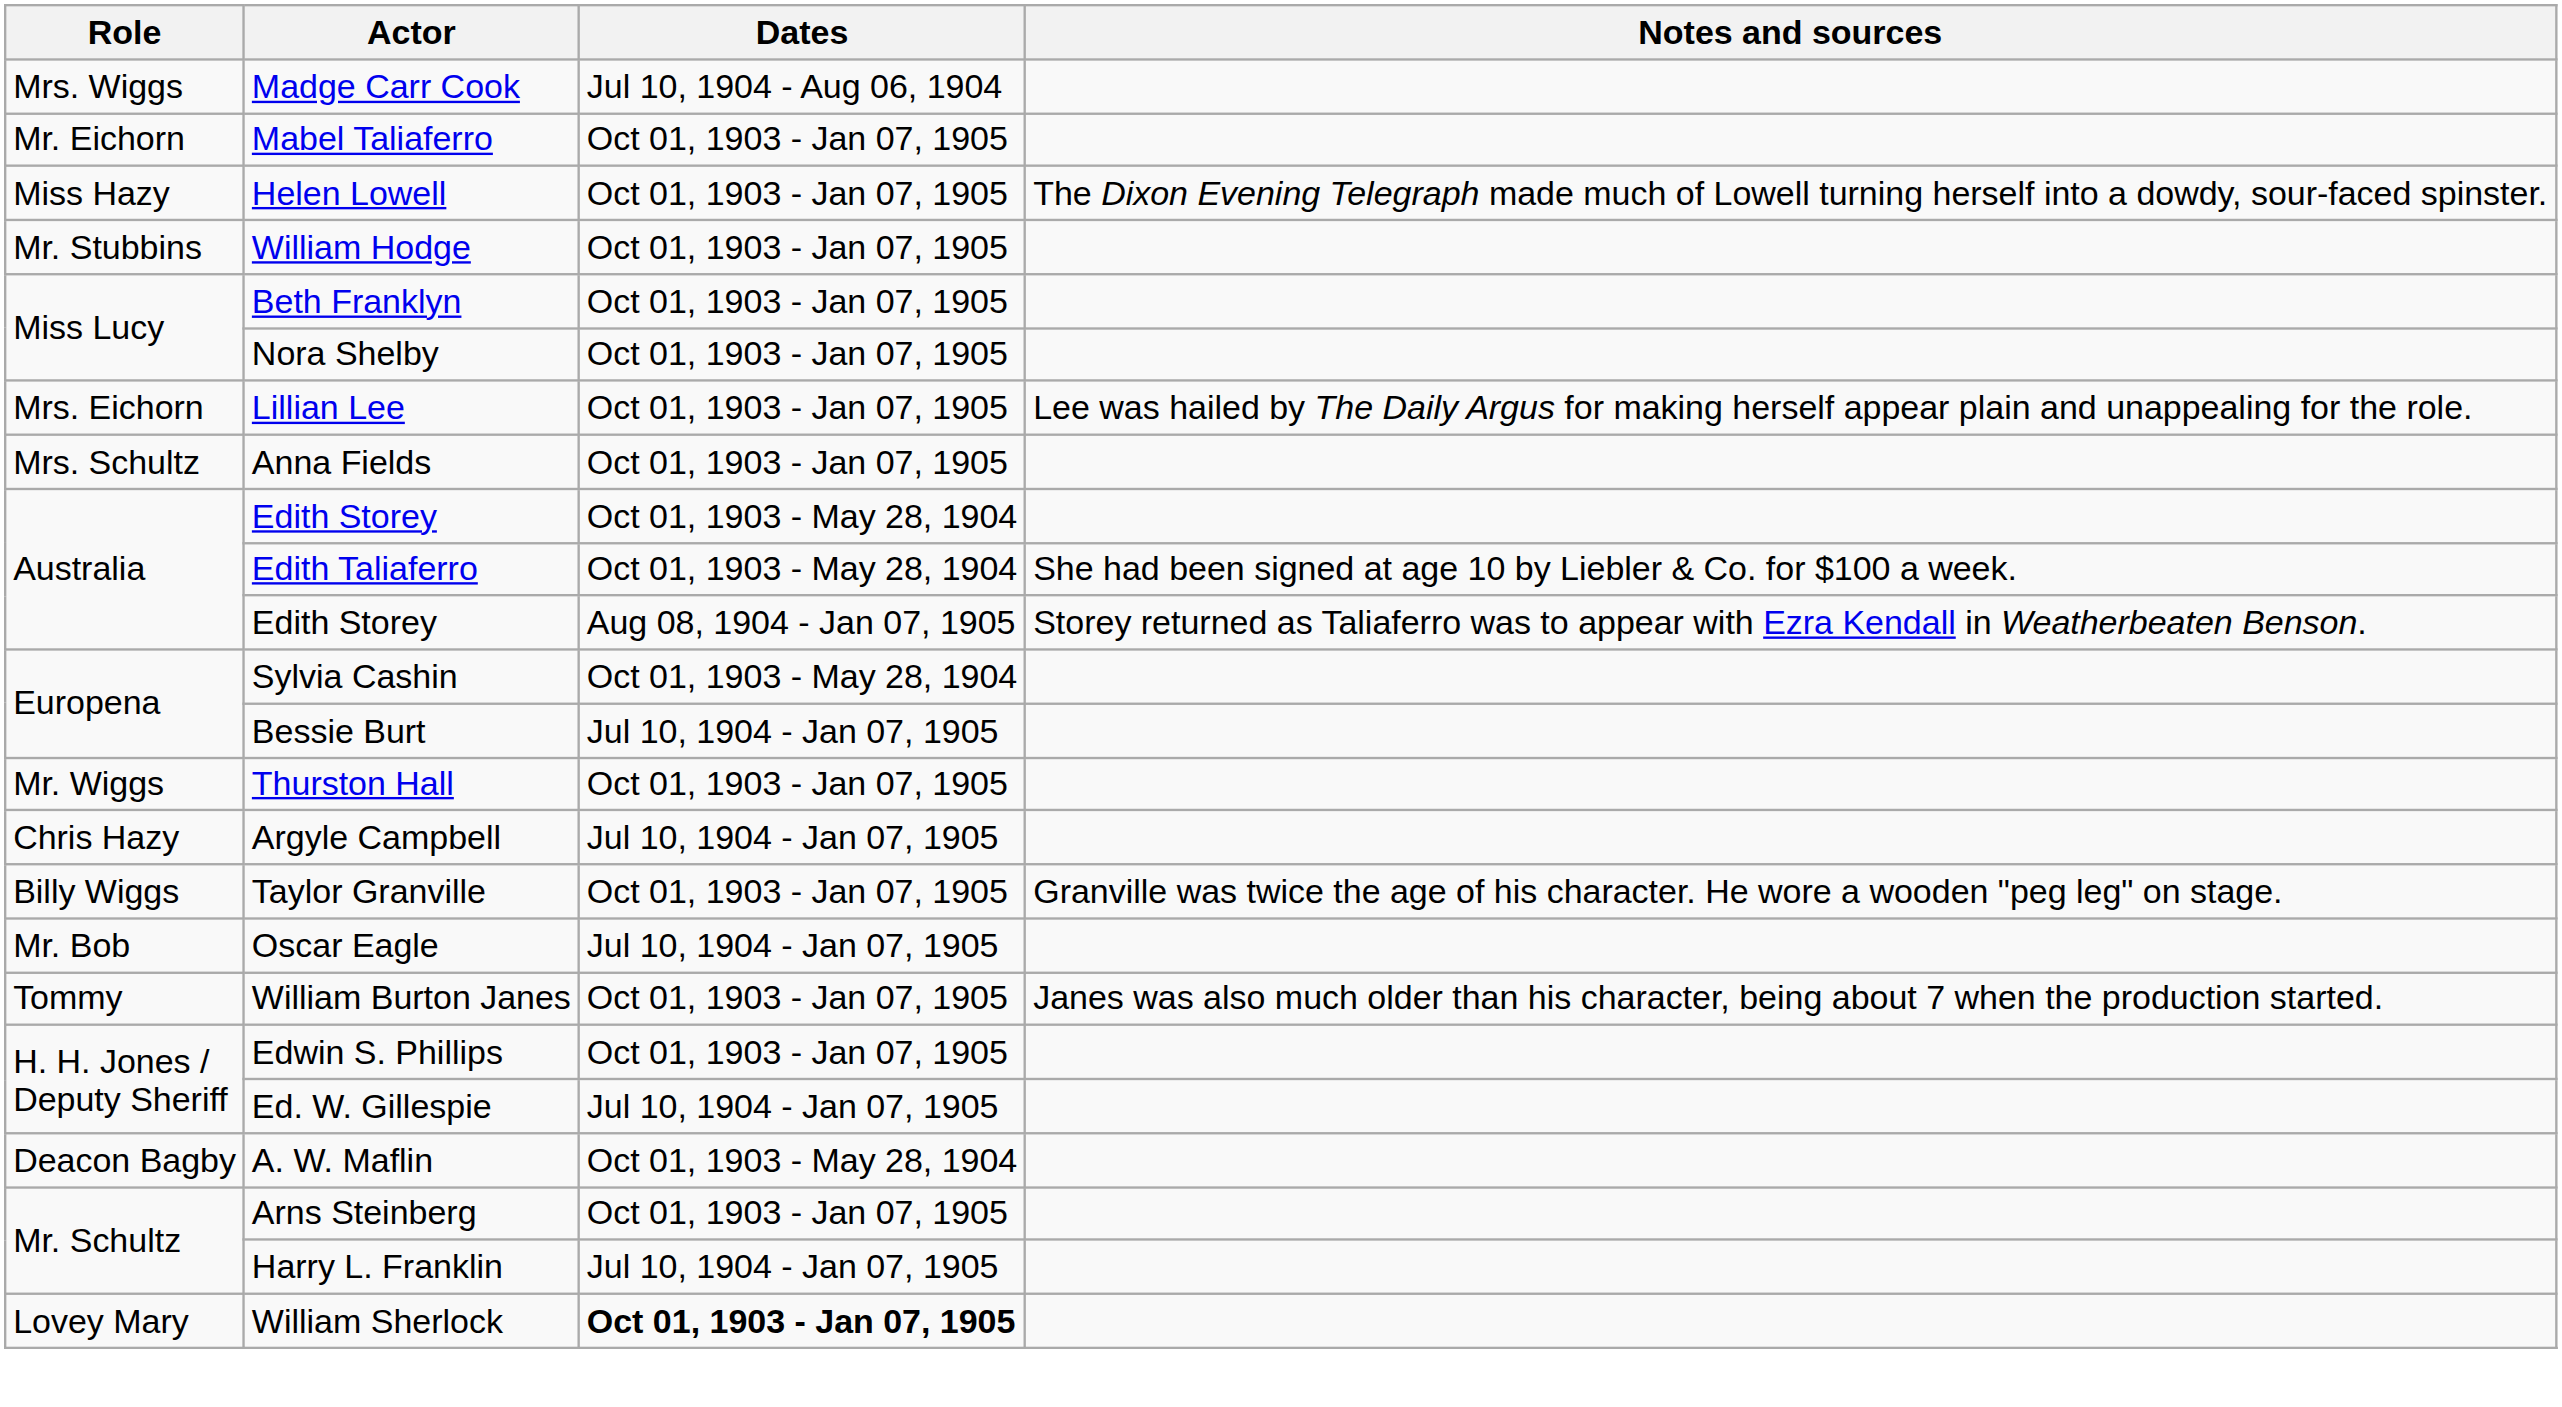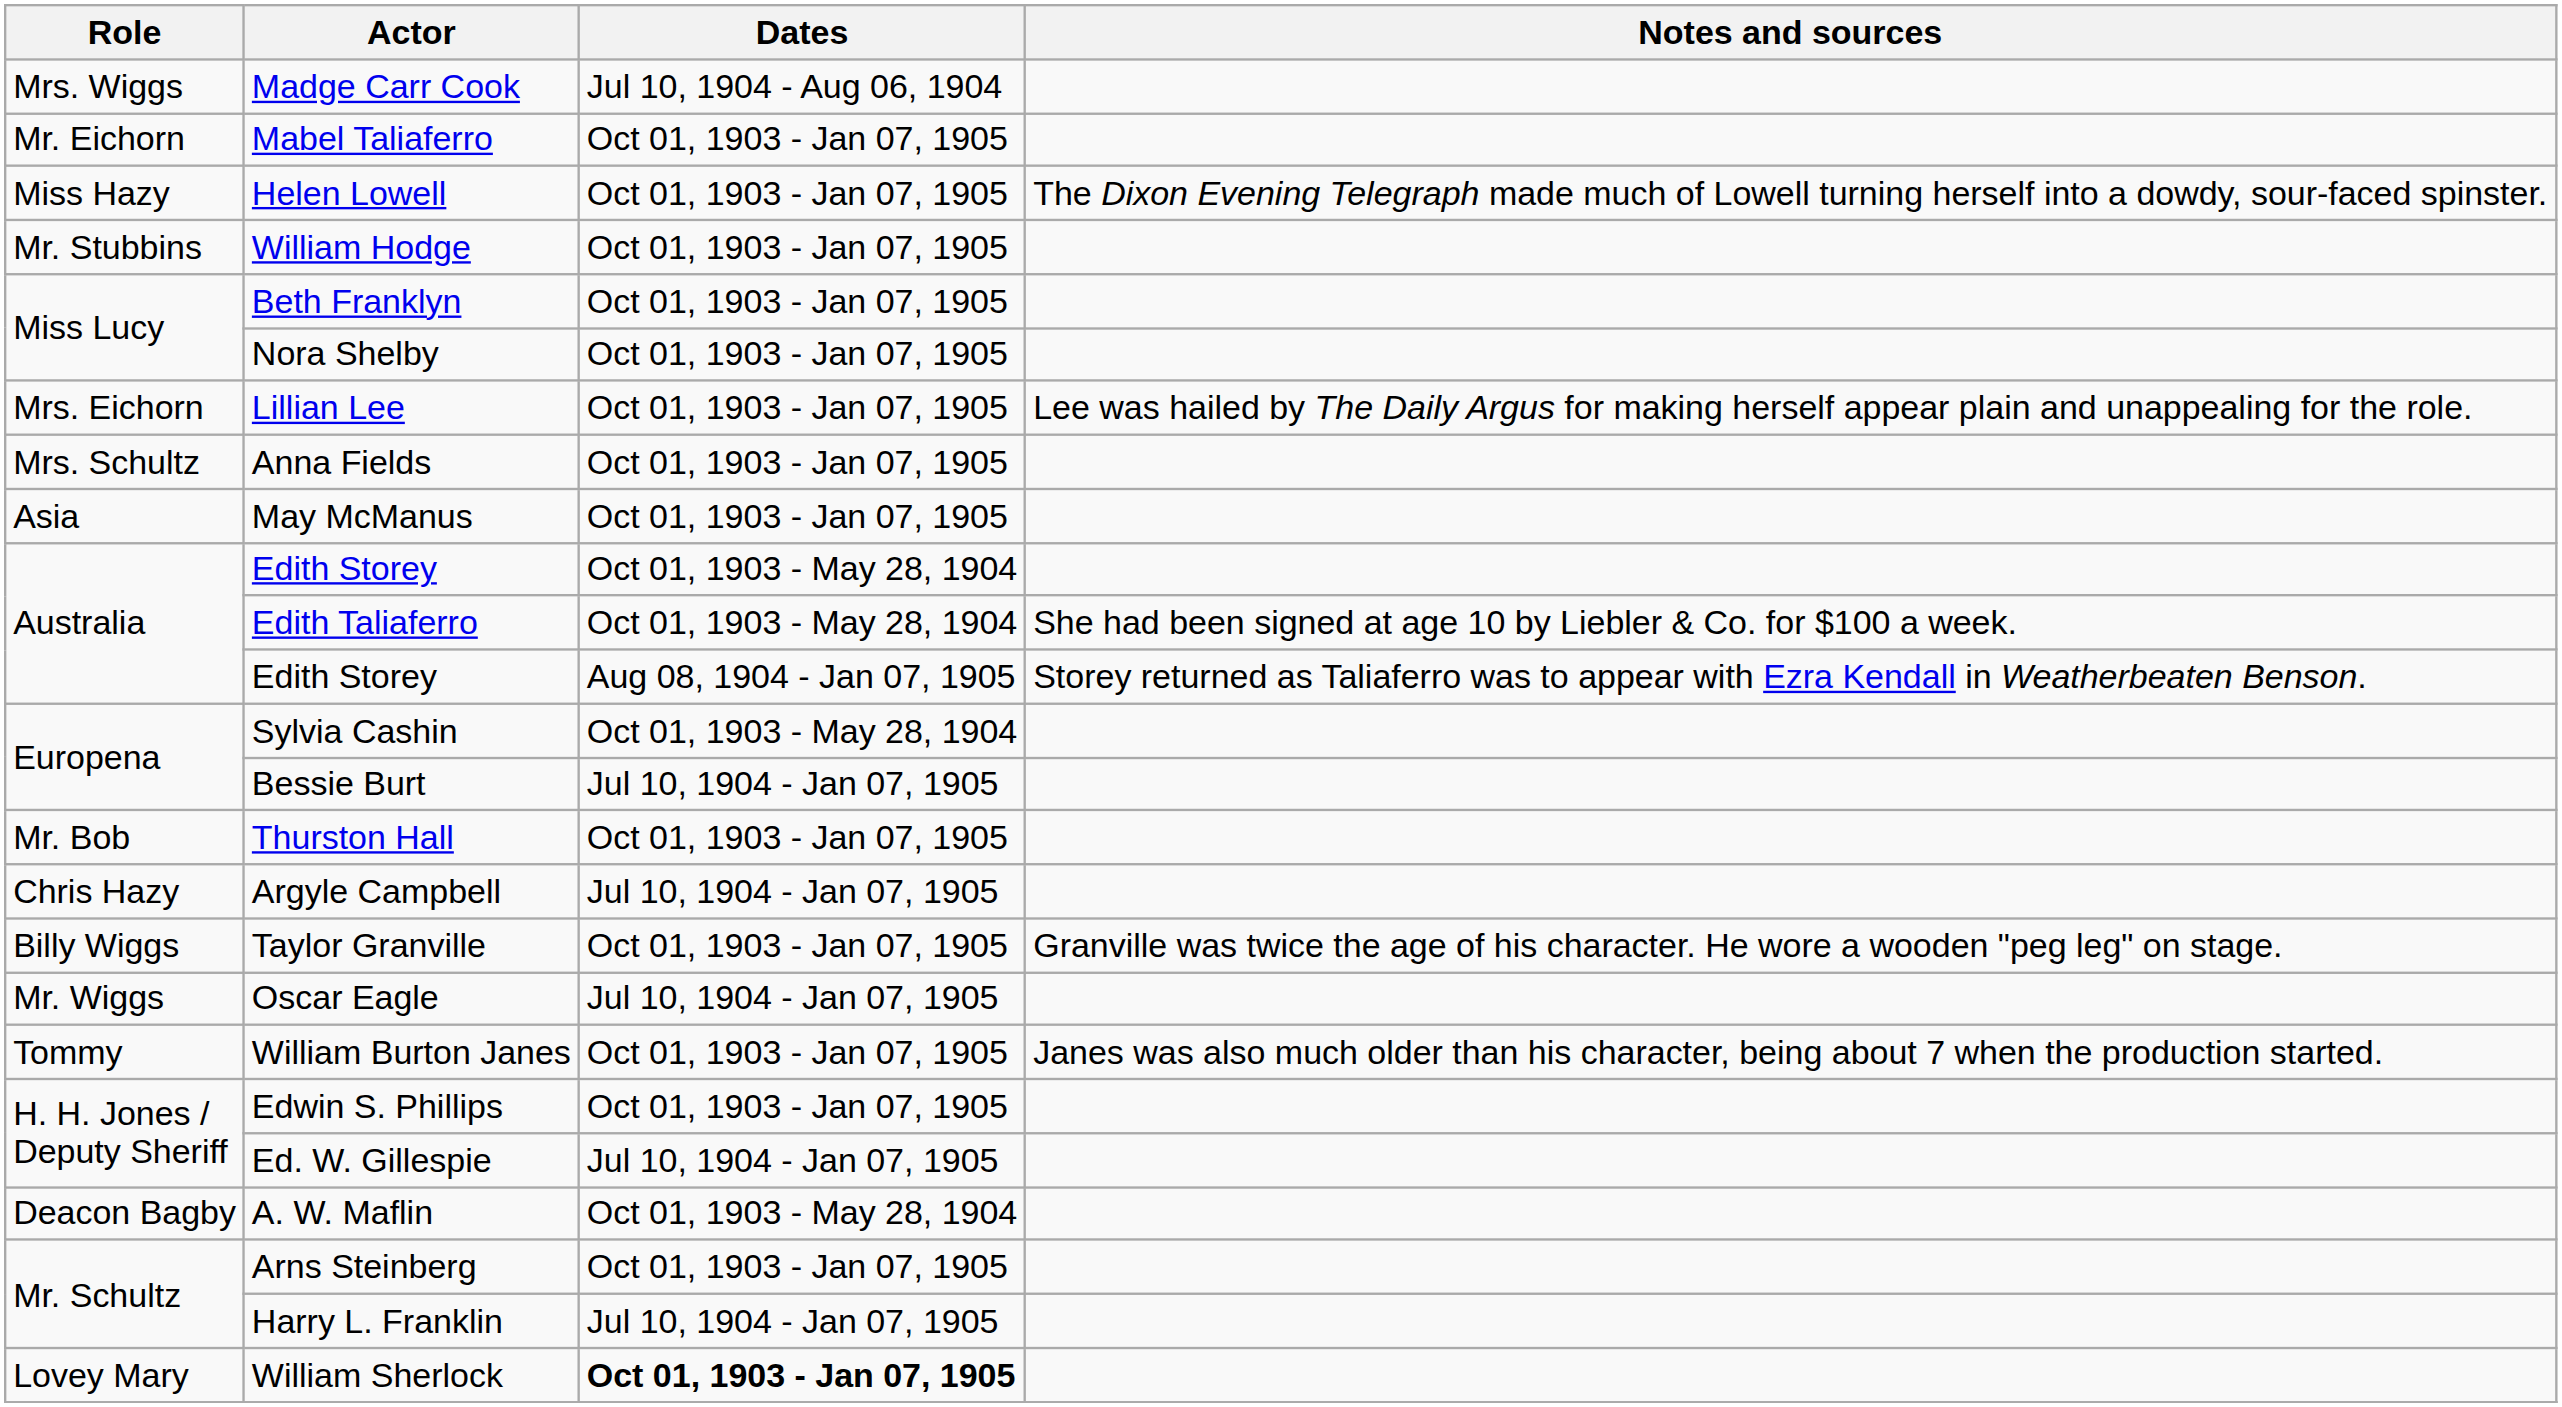+ row: (362, 516)
(89, 784) Mr. Wiggs -> (72, 838) Mr. Bob
(72, 945) Mr. Bob -> (89, 999) Mr. Wiggs
